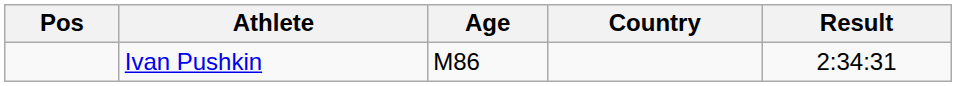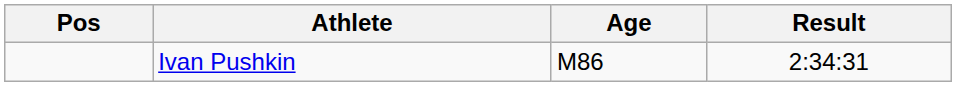- column: (655, 23)
